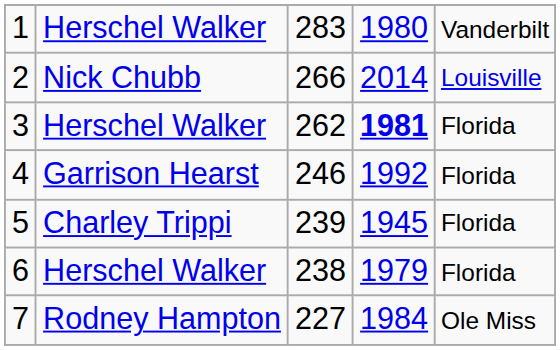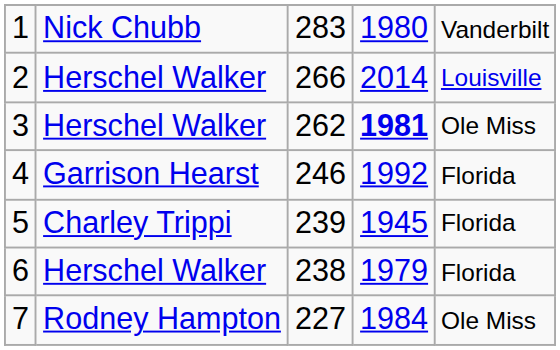(155, 28) Herschel Walker -> (122, 28) Nick Chubb
(122, 77) Nick Chubb -> (155, 77) Herschel Walker
(478, 126) Florida -> (488, 126) Ole Miss
